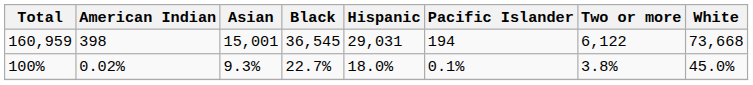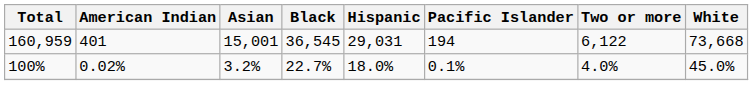(93, 42) 398 -> (93, 42) 401
(242, 67) 9.3% -> (242, 67) 3.2%
(599, 67) 3.8% -> (599, 67) 4.0%
